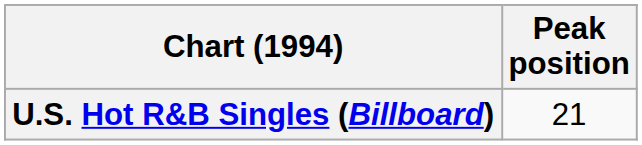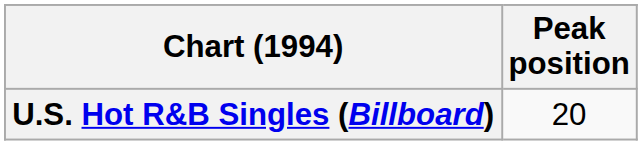(569, 113) 21 -> (569, 113) 20
